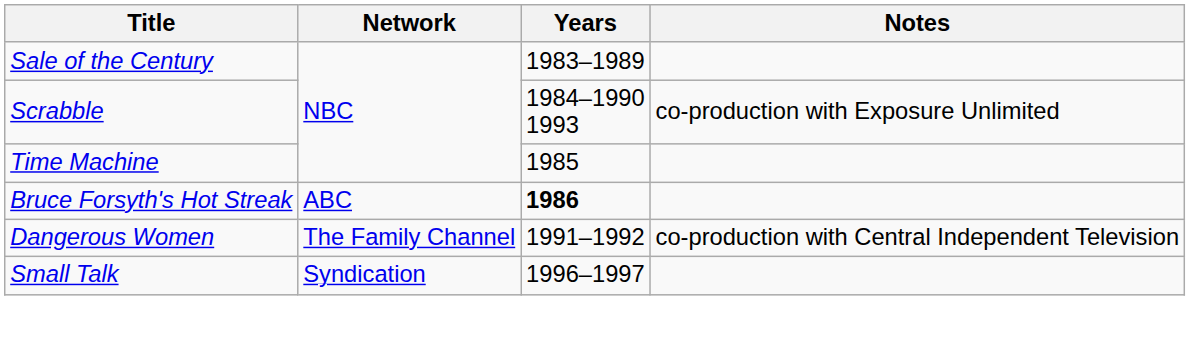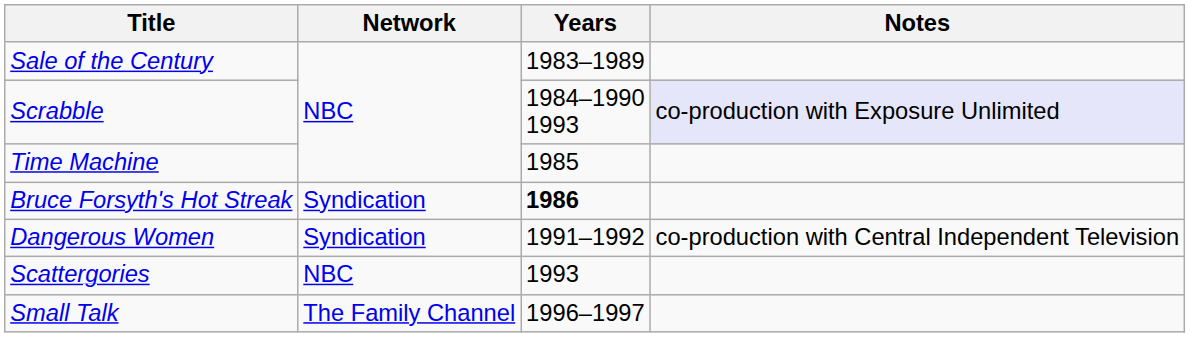(858, 111) no background -> (858, 111) lavender background
(328, 200) ABC -> (365, 200) Syndication
(409, 237) The Family Channel -> (365, 237) Syndication
+ row: (80, 275)
(365, 275) Syndication -> (409, 312) The Family Channel
